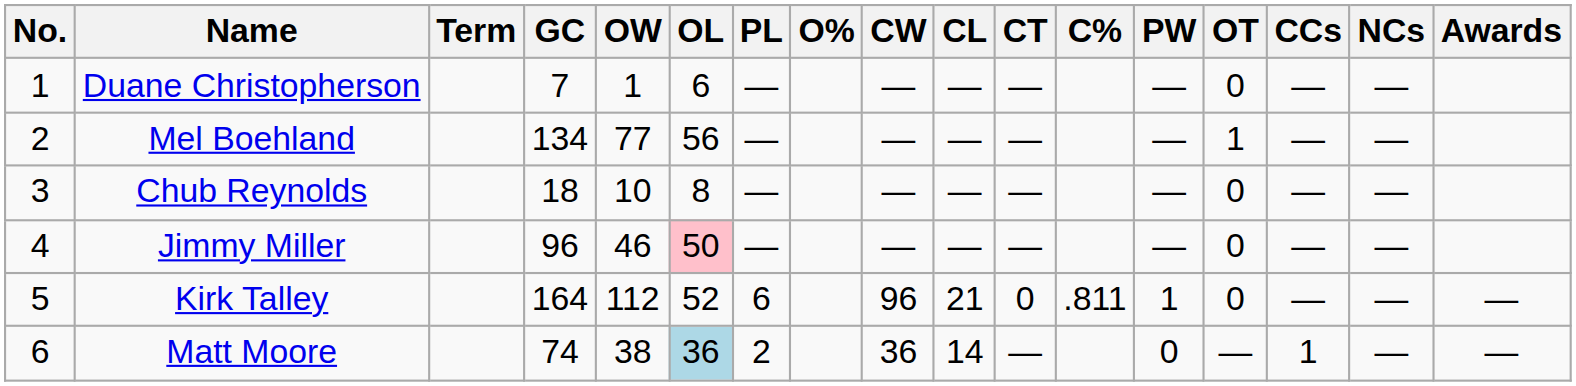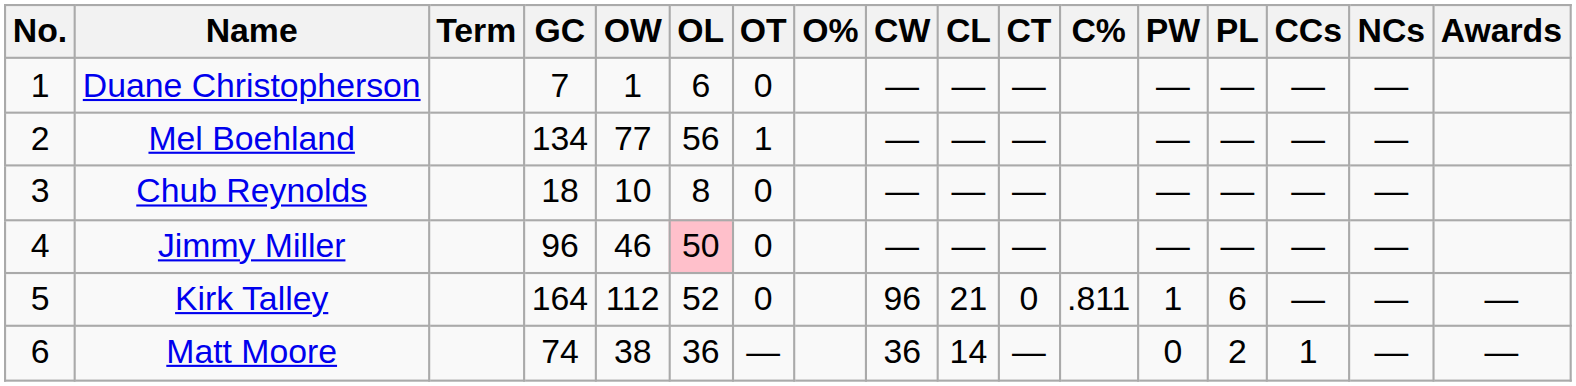columns swapped: (1235, 31) <-> (761, 31)
(701, 352) lightblue background -> (701, 352) no background
